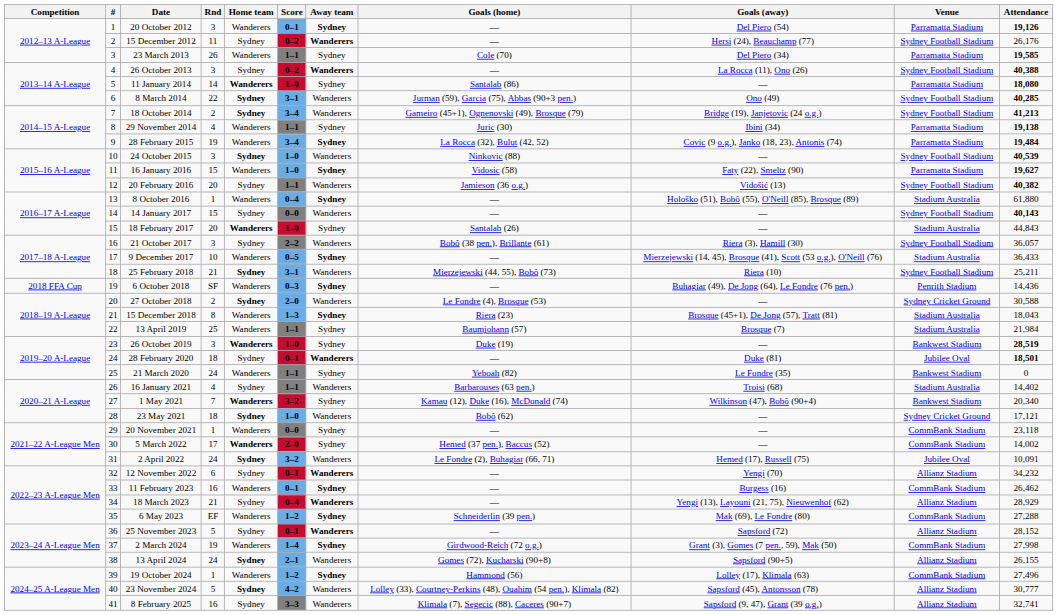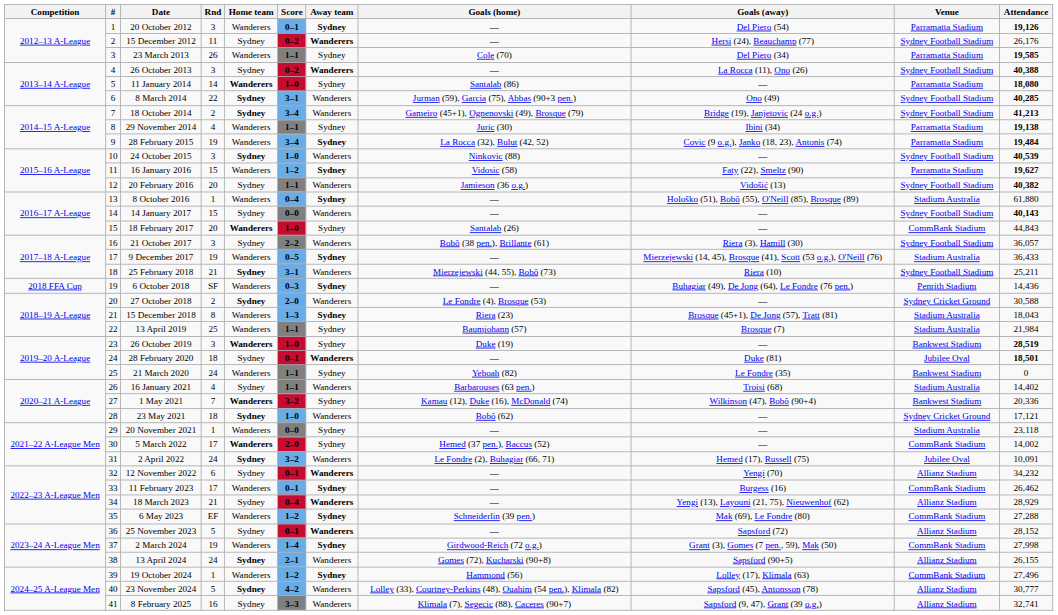(292, 170) 1–0 -> (292, 170) 1–2
(947, 228) Stadium Australia -> (947, 228) CommBank Stadium
(213, 257) 10 -> (213, 257) 19
(1026, 401) 20,340 -> (1026, 401) 20,336
(947, 430) CommBank Stadium -> (947, 430) Stadium Australia
(213, 488) 16 -> (213, 488) 17
